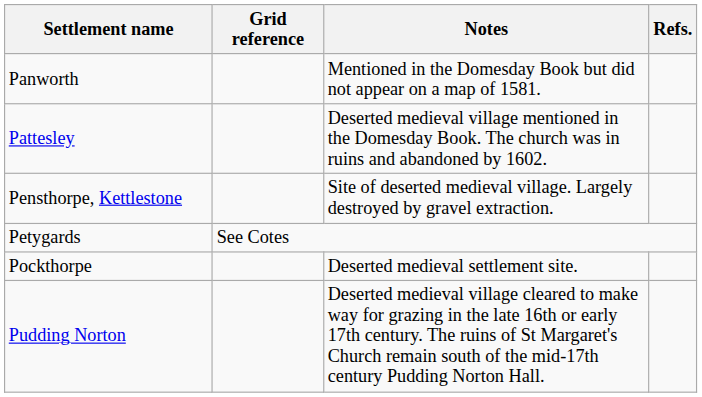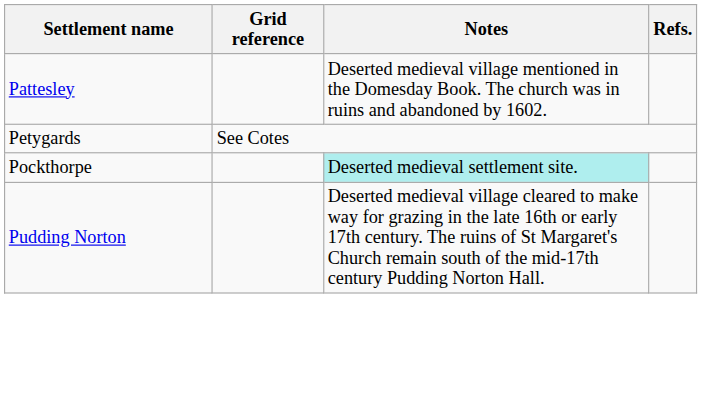- row: (44, 78)
- row: (95, 198)
(453, 266) no background -> (453, 167) paleturquoise background
